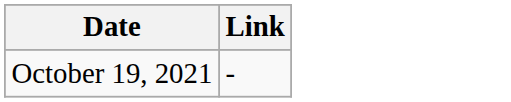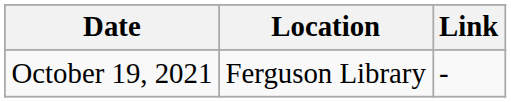+ column: (326, 27)
